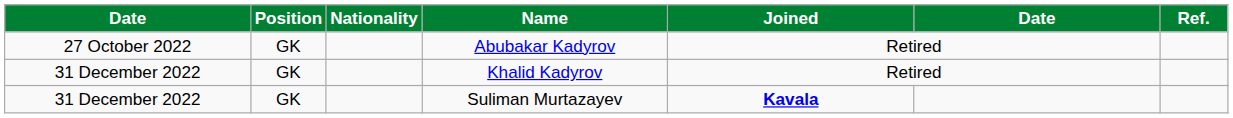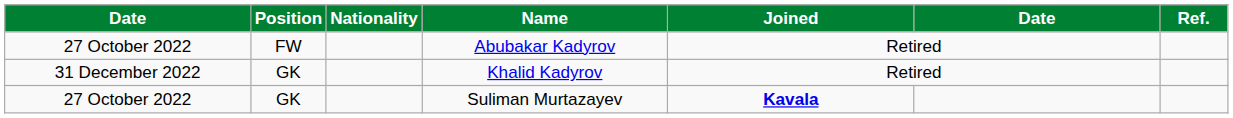(288, 46) GK -> (288, 46) FW
(128, 100) 31 December 2022 -> (128, 100) 27 October 2022
